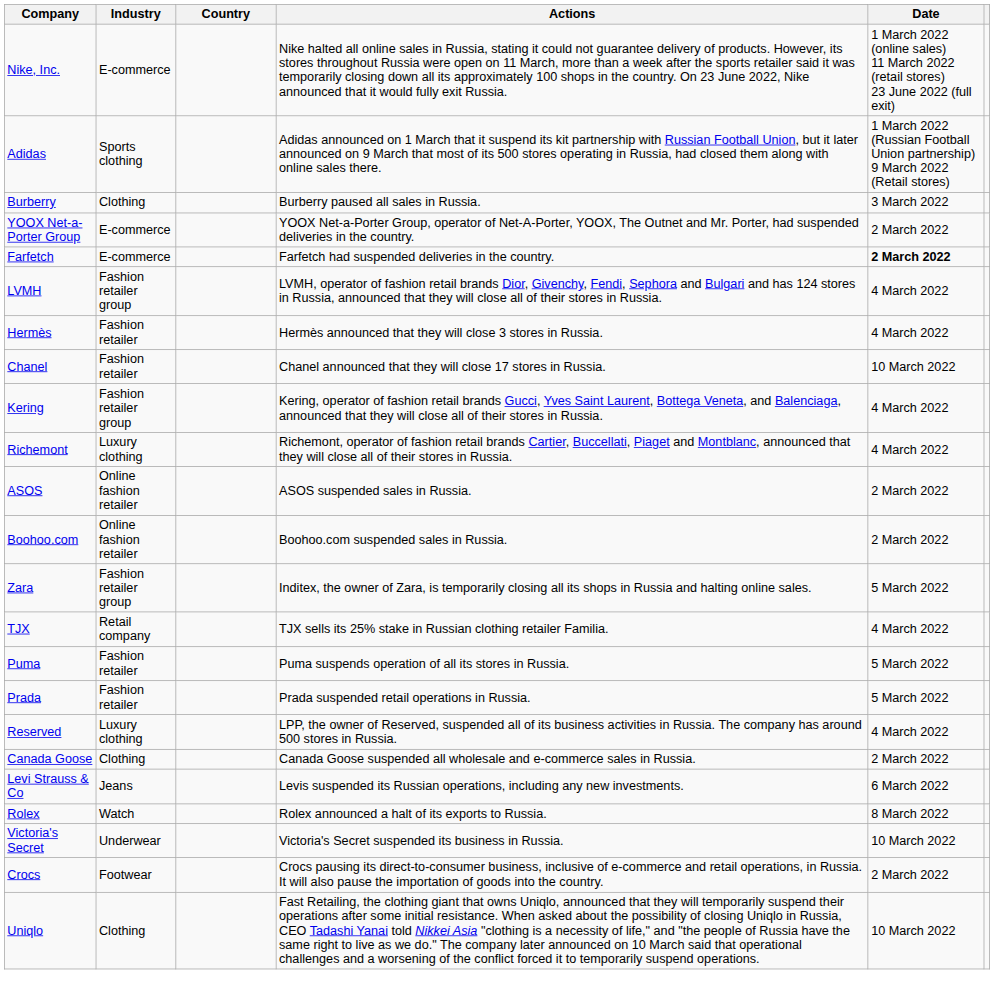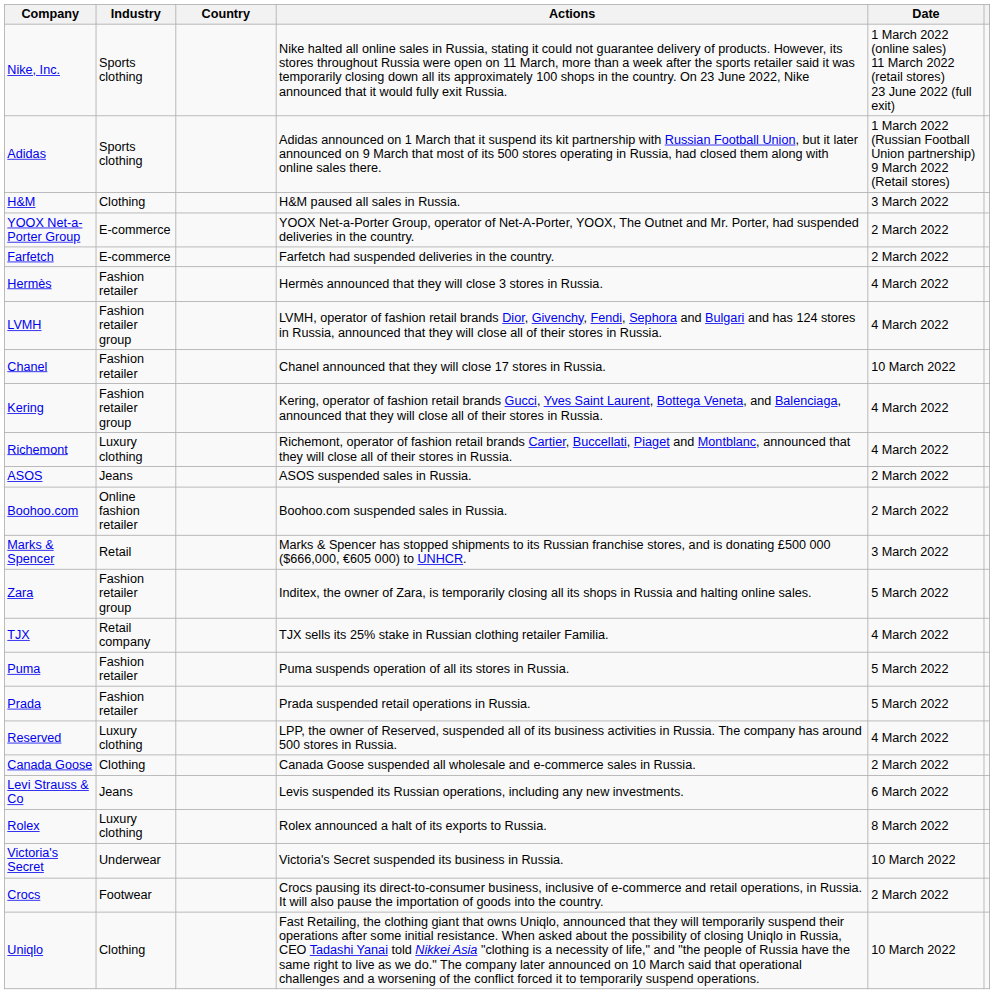(135, 70) E-commerce -> (121, 70) Sports clothing
+ row: (21, 202)
- row: (32, 202)
(911, 256) bold -> (910, 256) normal
rows swapped: (24, 291) <-> (29, 332)
(119, 490) Online fashion retailer -> (116, 476) Jeans
+ row: (31, 552)
(117, 813) Watch -> (121, 826) Luxury clothing
